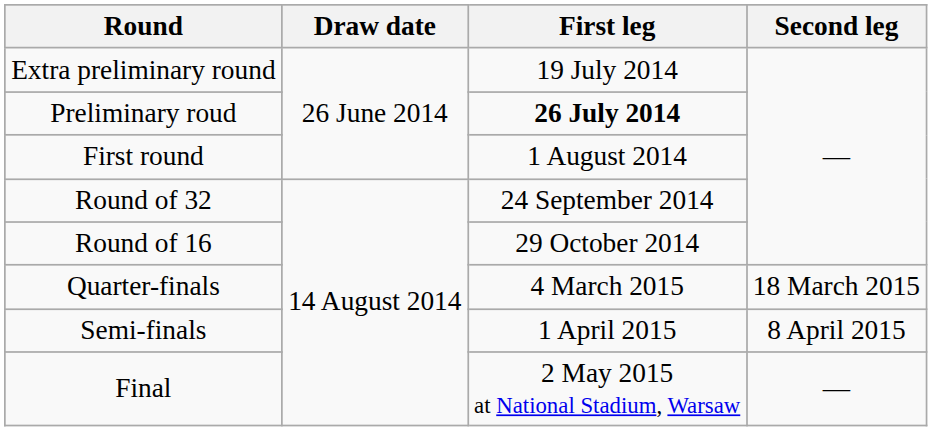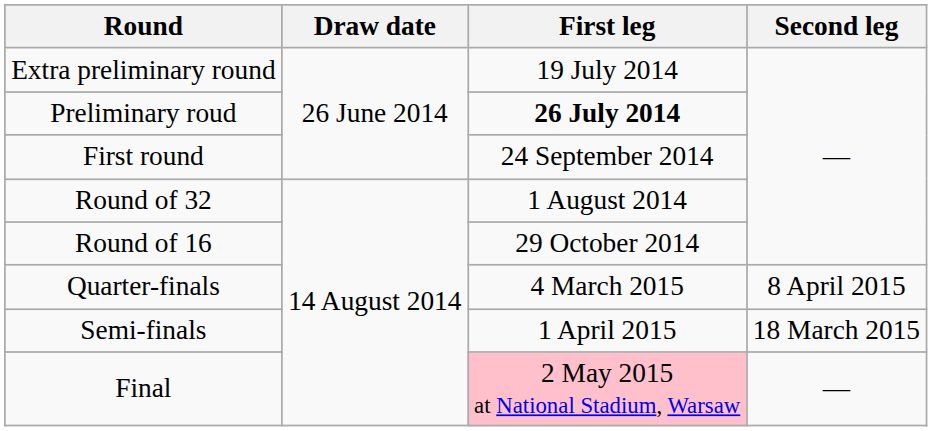(607, 156) 1 August 2014 -> (607, 156) 24 September 2014
(607, 199) 24 September 2014 -> (607, 199) 1 August 2014
(836, 286) 18 March 2015 -> (836, 286) 8 April 2015
(836, 329) 8 April 2015 -> (836, 329) 18 March 2015
(607, 388) no background -> (607, 388) pink background
